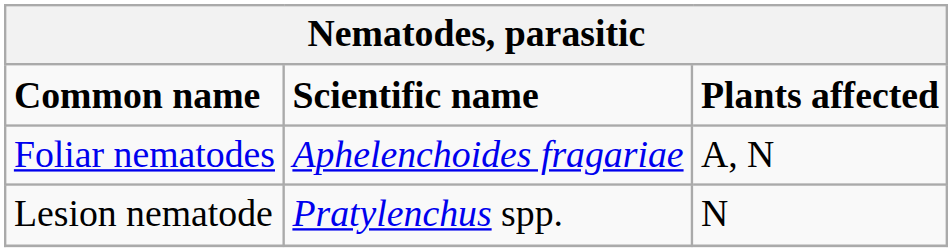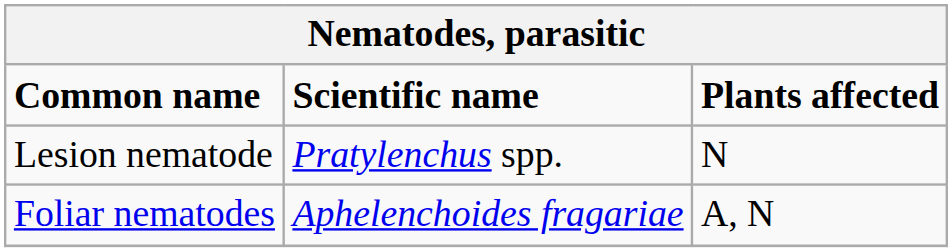rows swapped: (144, 154) <-> (143, 214)
